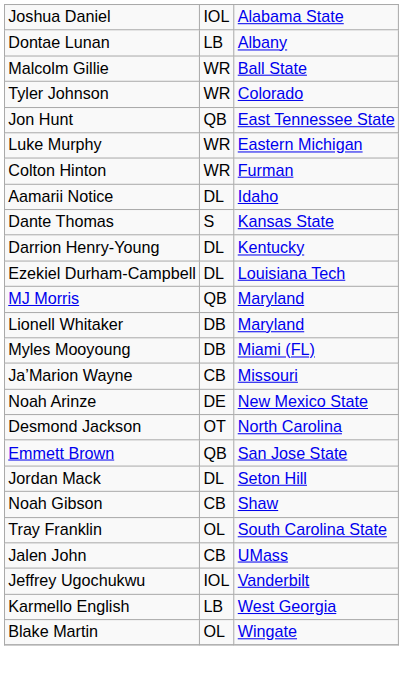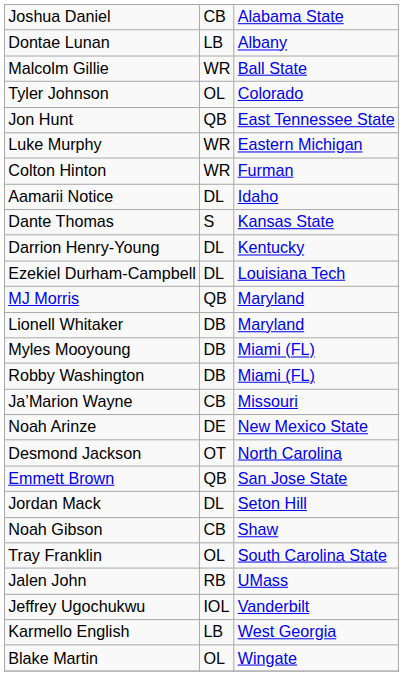(216, 17) IOL -> (215, 17) CB
(217, 94) WR -> (214, 94) OL
+ row: (76, 376)
(215, 555) CB -> (215, 581) RB
